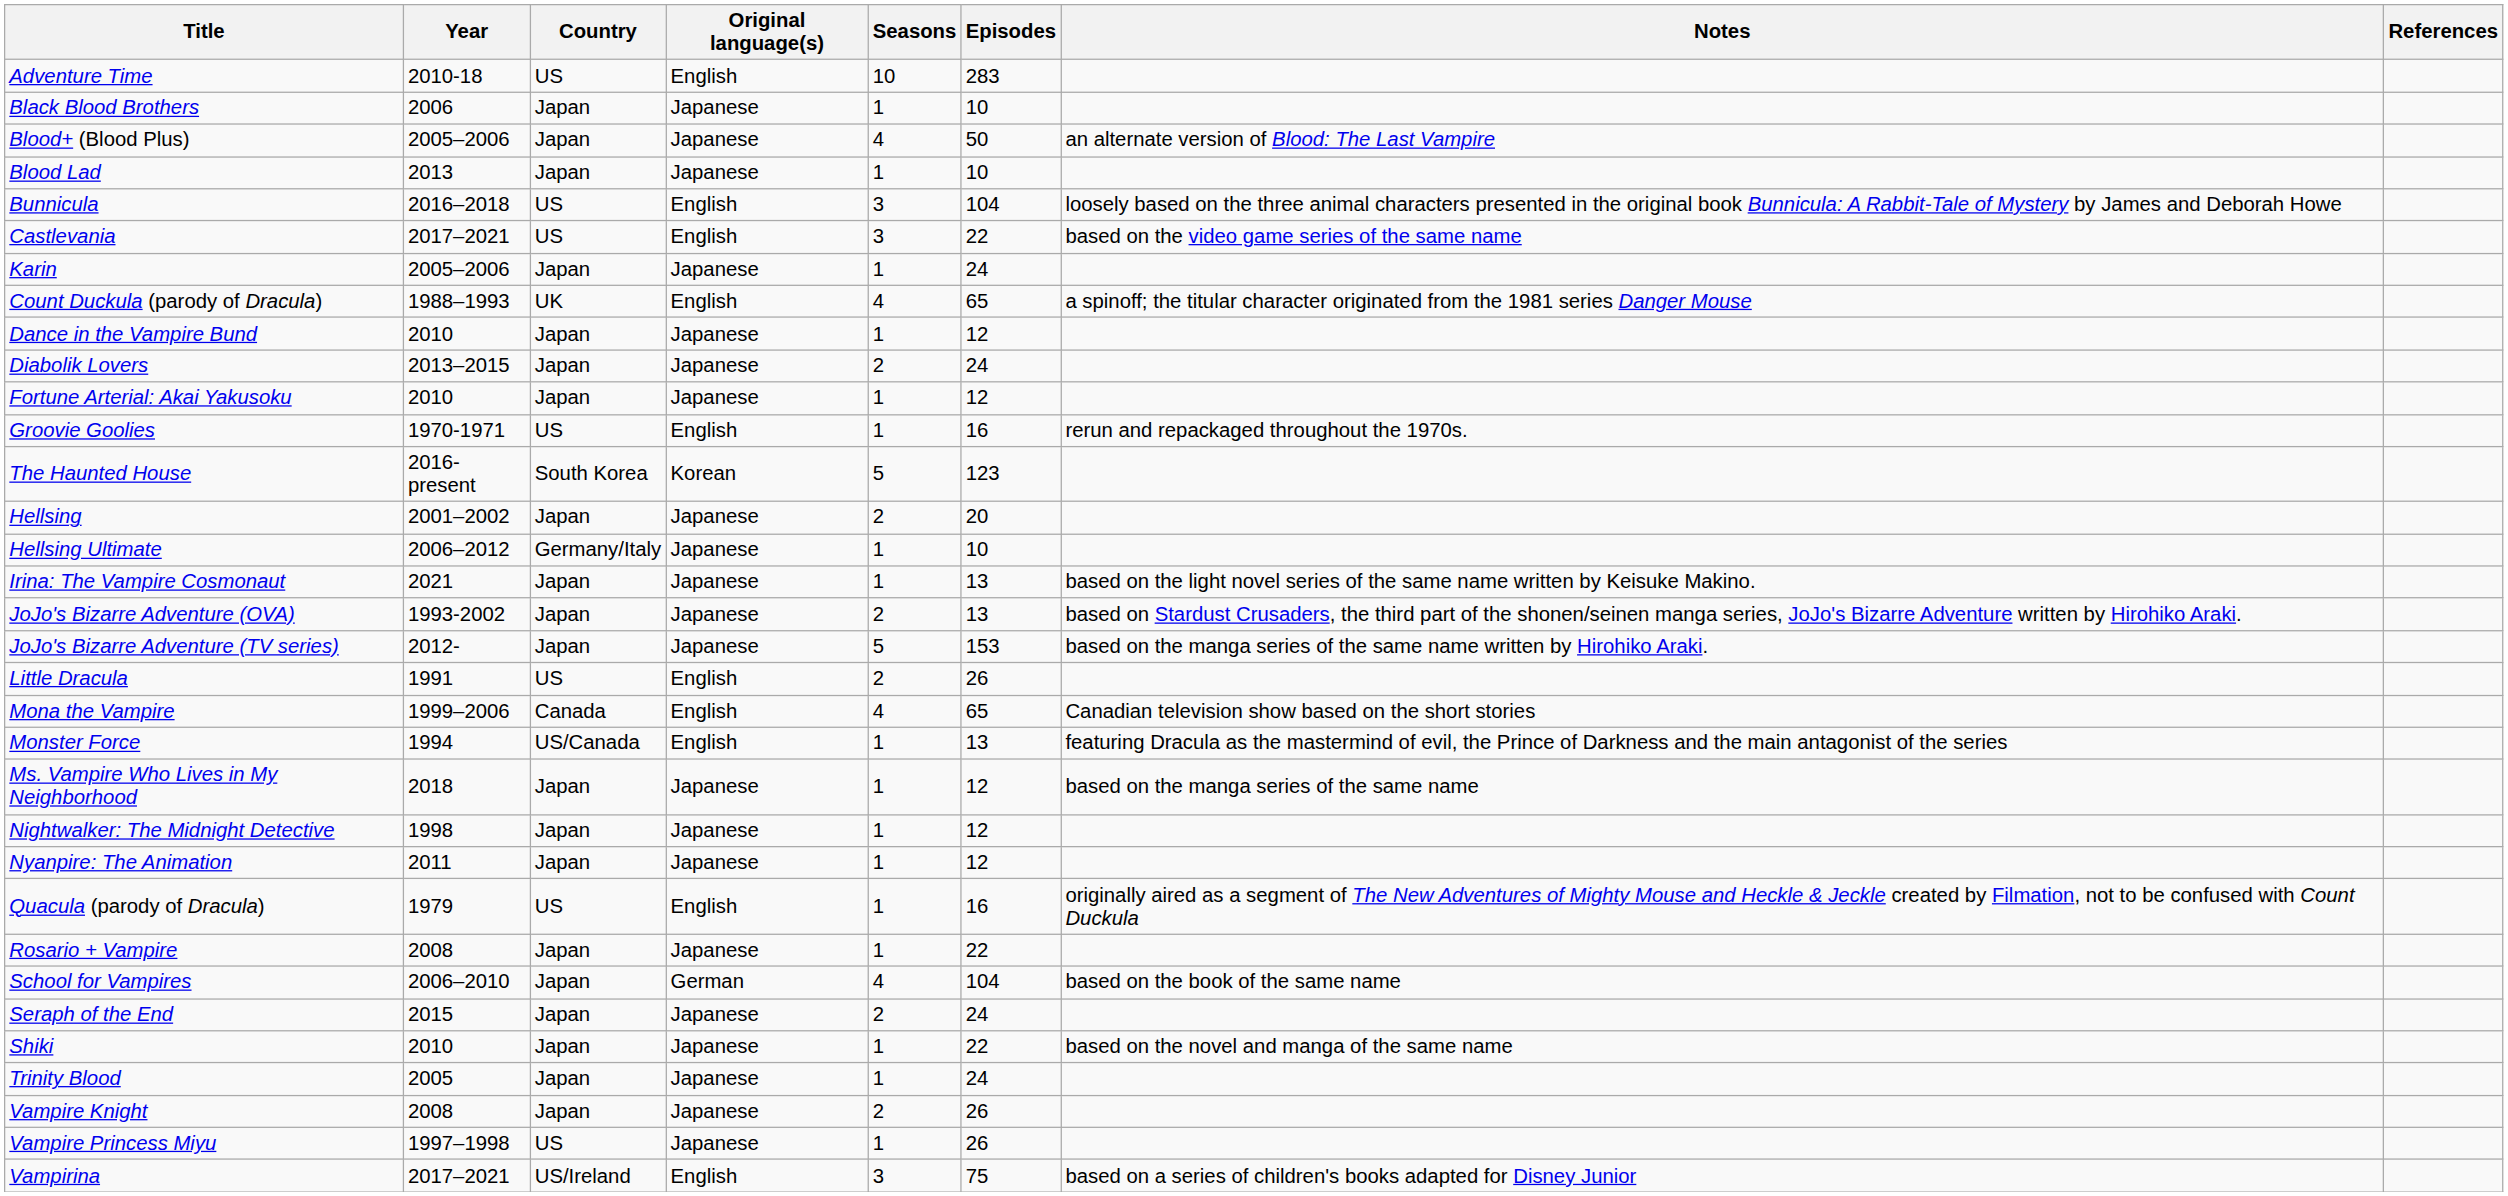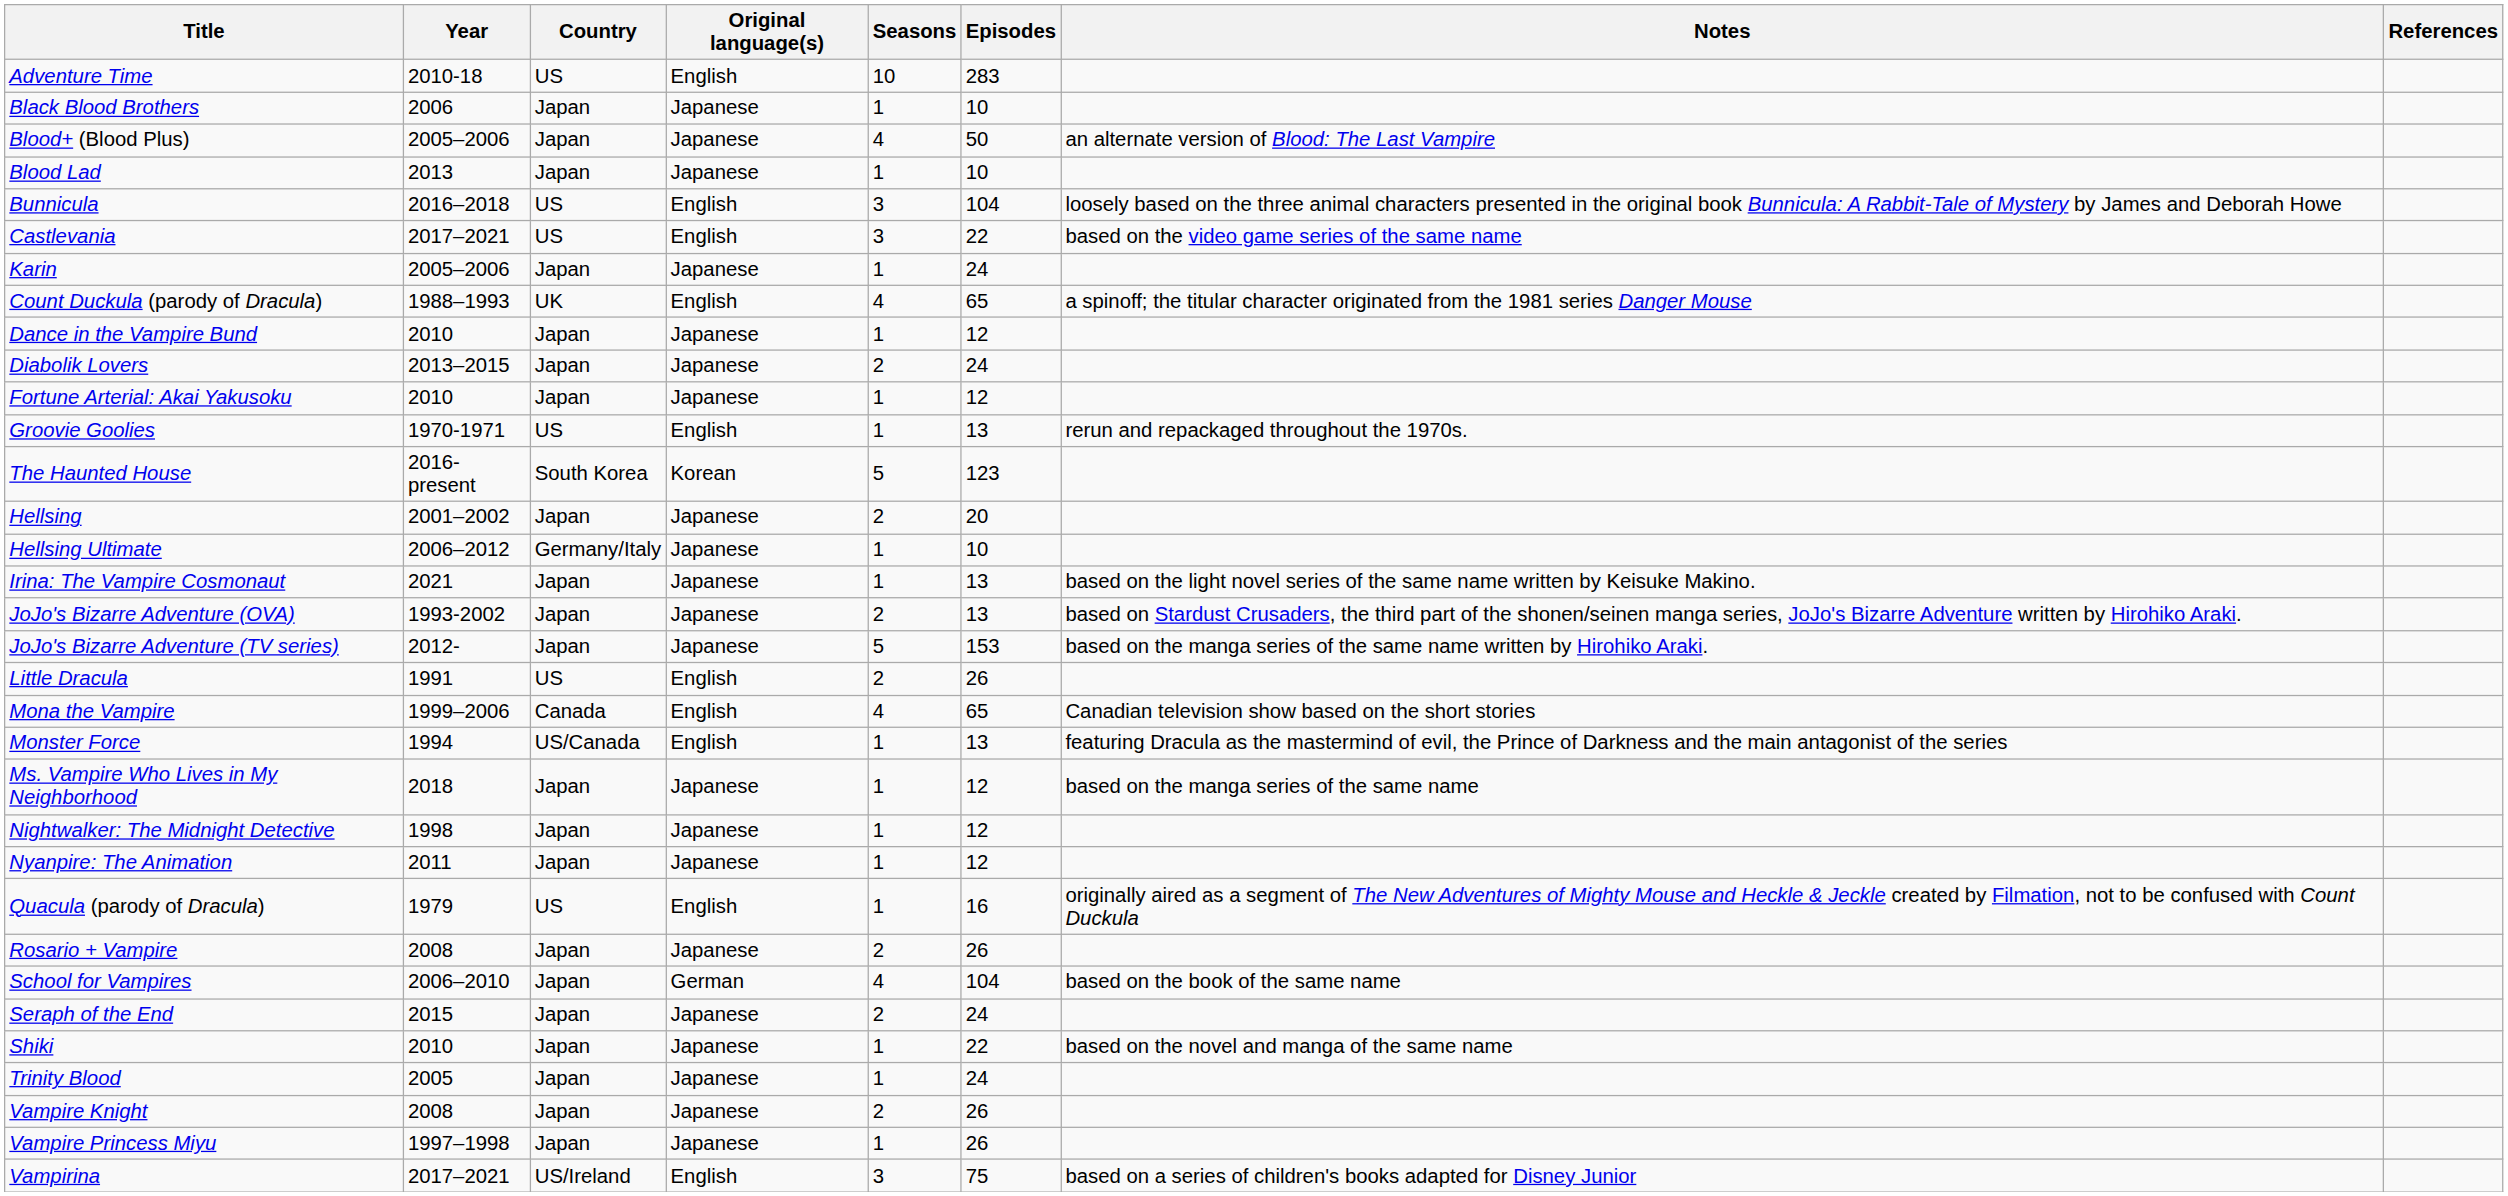(977, 430) 16 -> (977, 430) 13
(878, 949) 1 -> (878, 949) 2
(977, 949) 22 -> (977, 949) 26
(549, 1143) US -> (562, 1143) Japan
